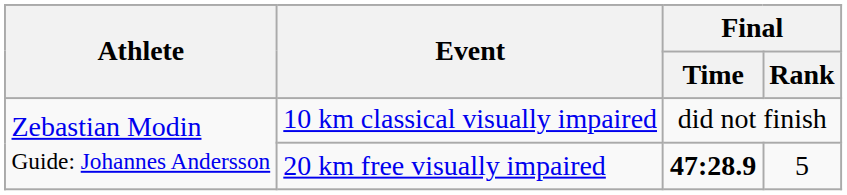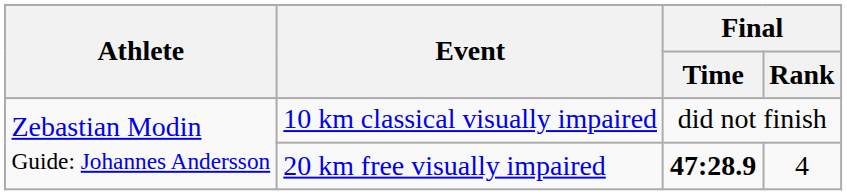(802, 166) 5 -> (802, 166) 4
